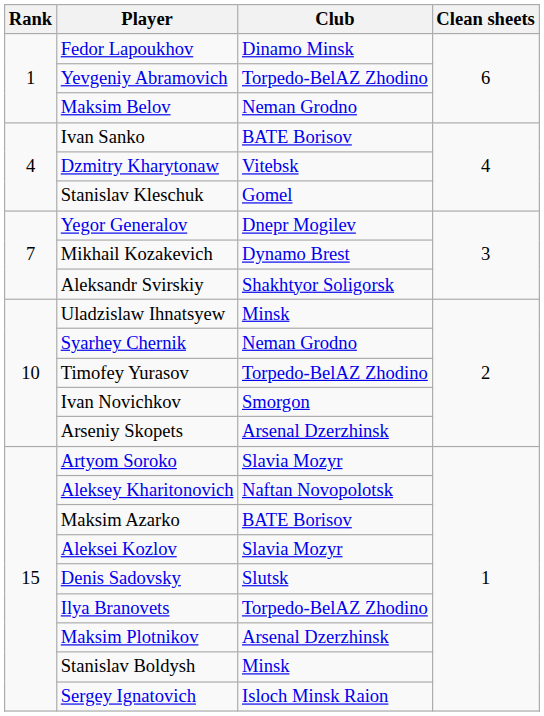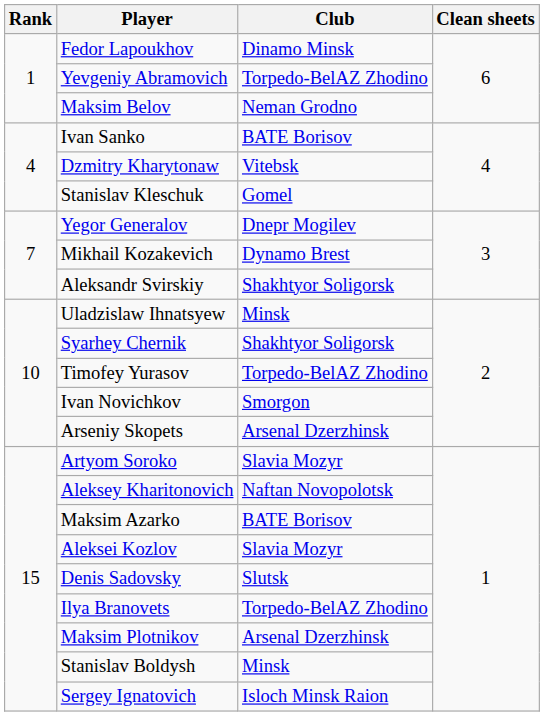(299, 343) Neman Grodno -> (318, 343) Shakhtyor Soligorsk
